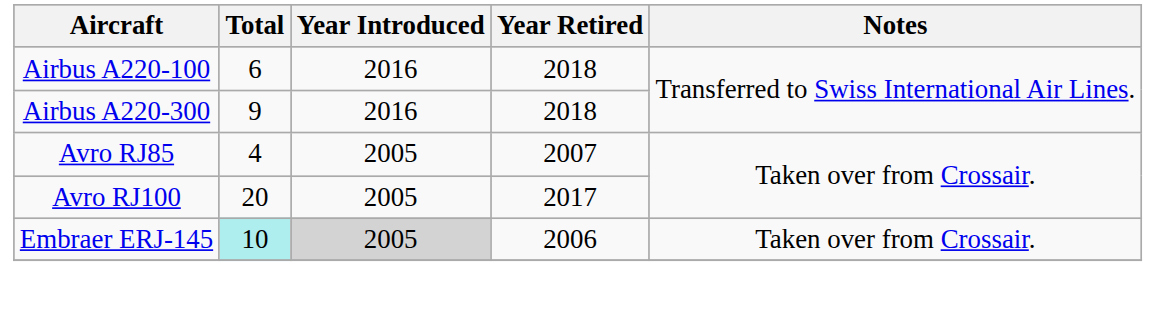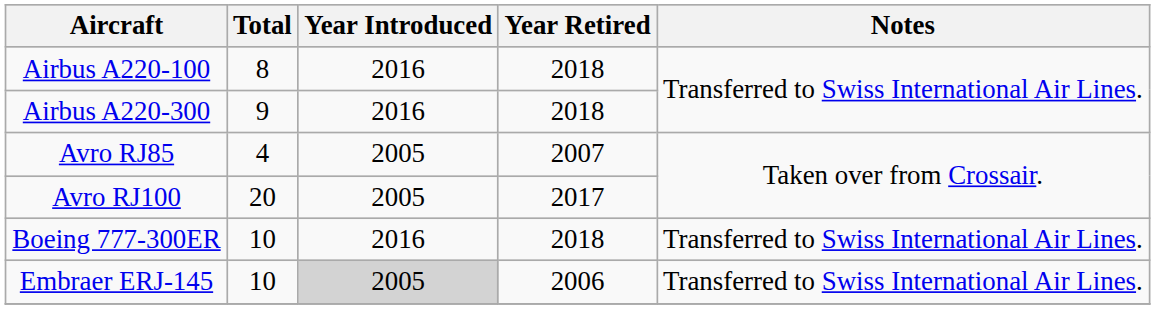(255, 68) 6 -> (262, 68) 8
+ row: (117, 238)
(255, 238) paleturquoise background -> (262, 281) no background
(895, 238) Taken over from Crossair. -> (903, 281) Transferred to Swiss International Air Lines.
